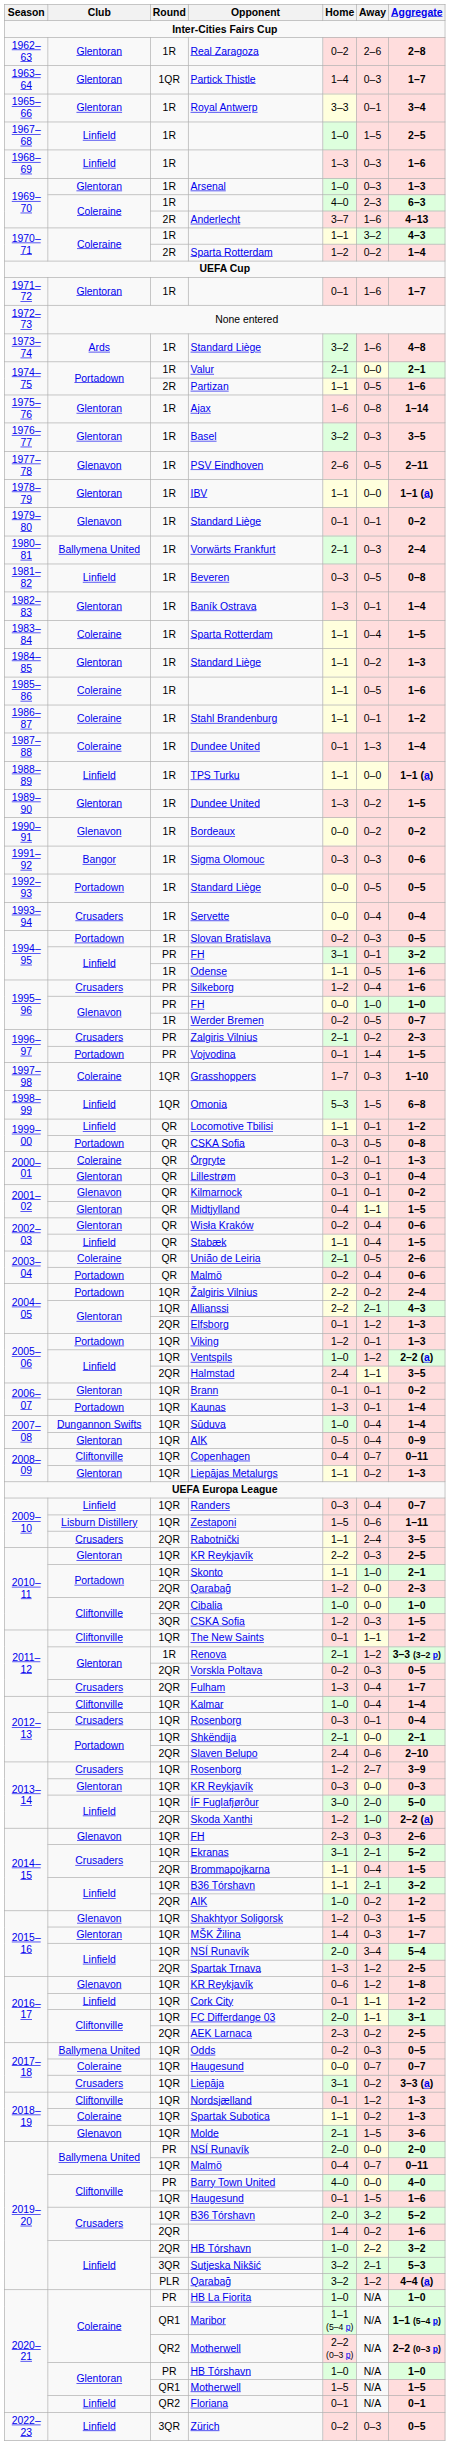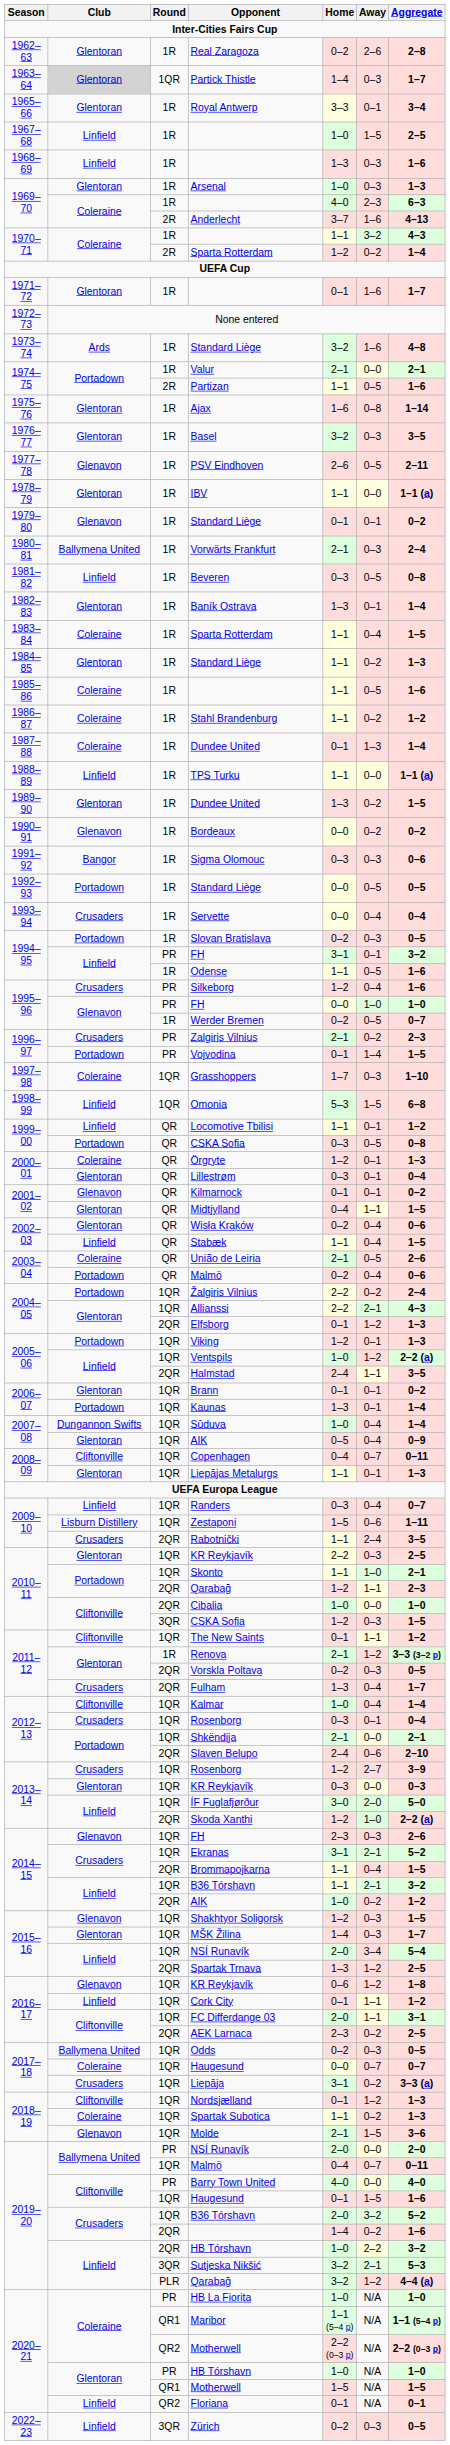(99, 79) no background -> (99, 79) lightgrey background
(373, 719) 0–1 -> (373, 719) 0–2
(373, 1473) 0–2 -> (373, 1473) 0–1
(373, 1589) 0–0 -> (373, 1589) 1–1
